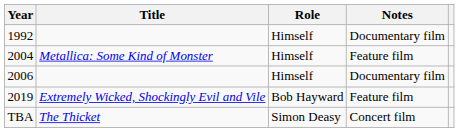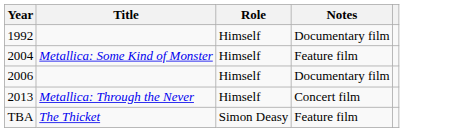+ row: (20, 96)
- row: (20, 96)
(382, 117) Concert film -> (326, 117) Feature film
